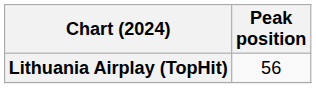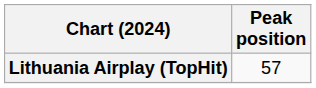(271, 67) 56 -> (271, 67) 57
